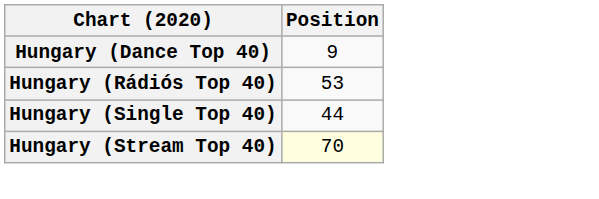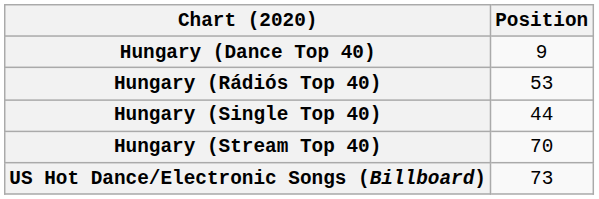(332, 147) lightyellow background -> (542, 147) no background
+ row: (248, 178)
